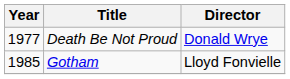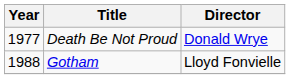(24, 62) 1985 -> (24, 62) 1988
